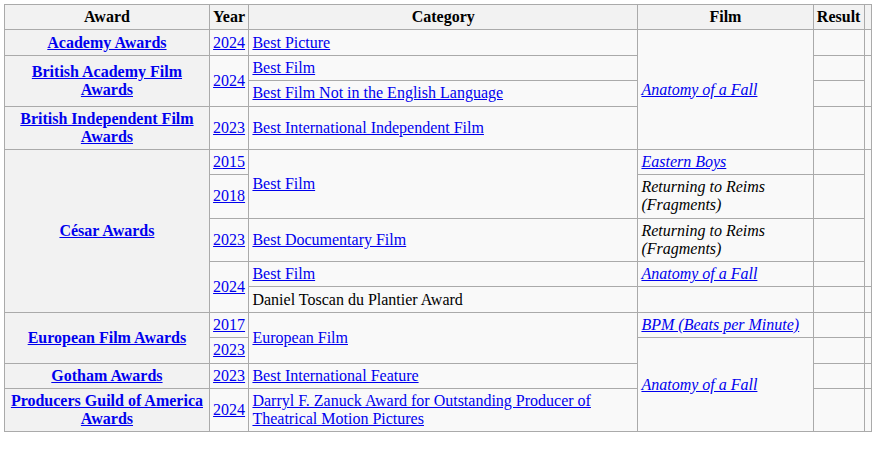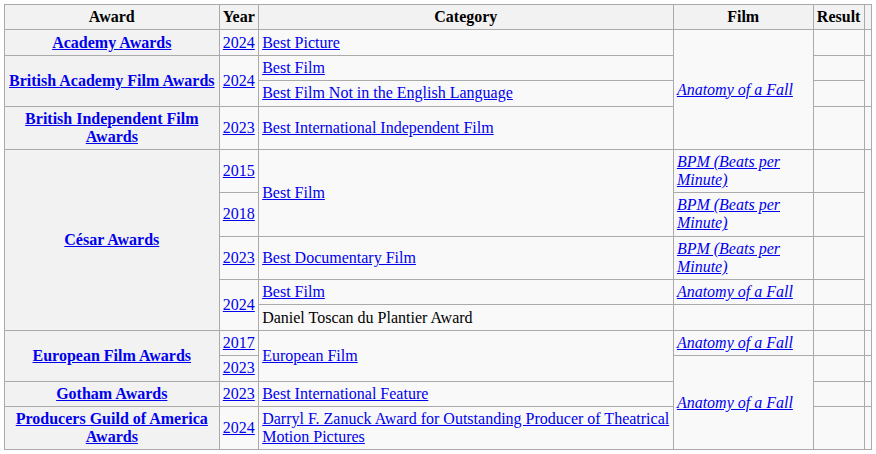(684, 162) Eastern Boys -> (728, 171) BPM (Beats per Minute)
(703, 196) Returning to Reims (Fragments) -> (728, 214) BPM (Beats per Minute)
(703, 239) Returning to Reims (Fragments) -> (728, 257) BPM (Beats per Minute)
(720, 324) BPM (Beats per Minute) -> (735, 342) Anatomy of a Fall
